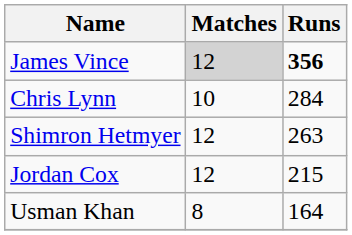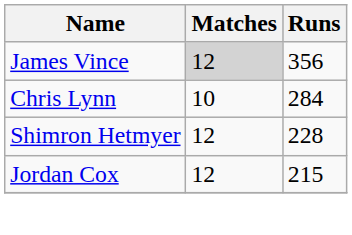(306, 60) bold -> (306, 60) normal
(306, 135) 263 -> (306, 135) 228
- row: (72, 211)
